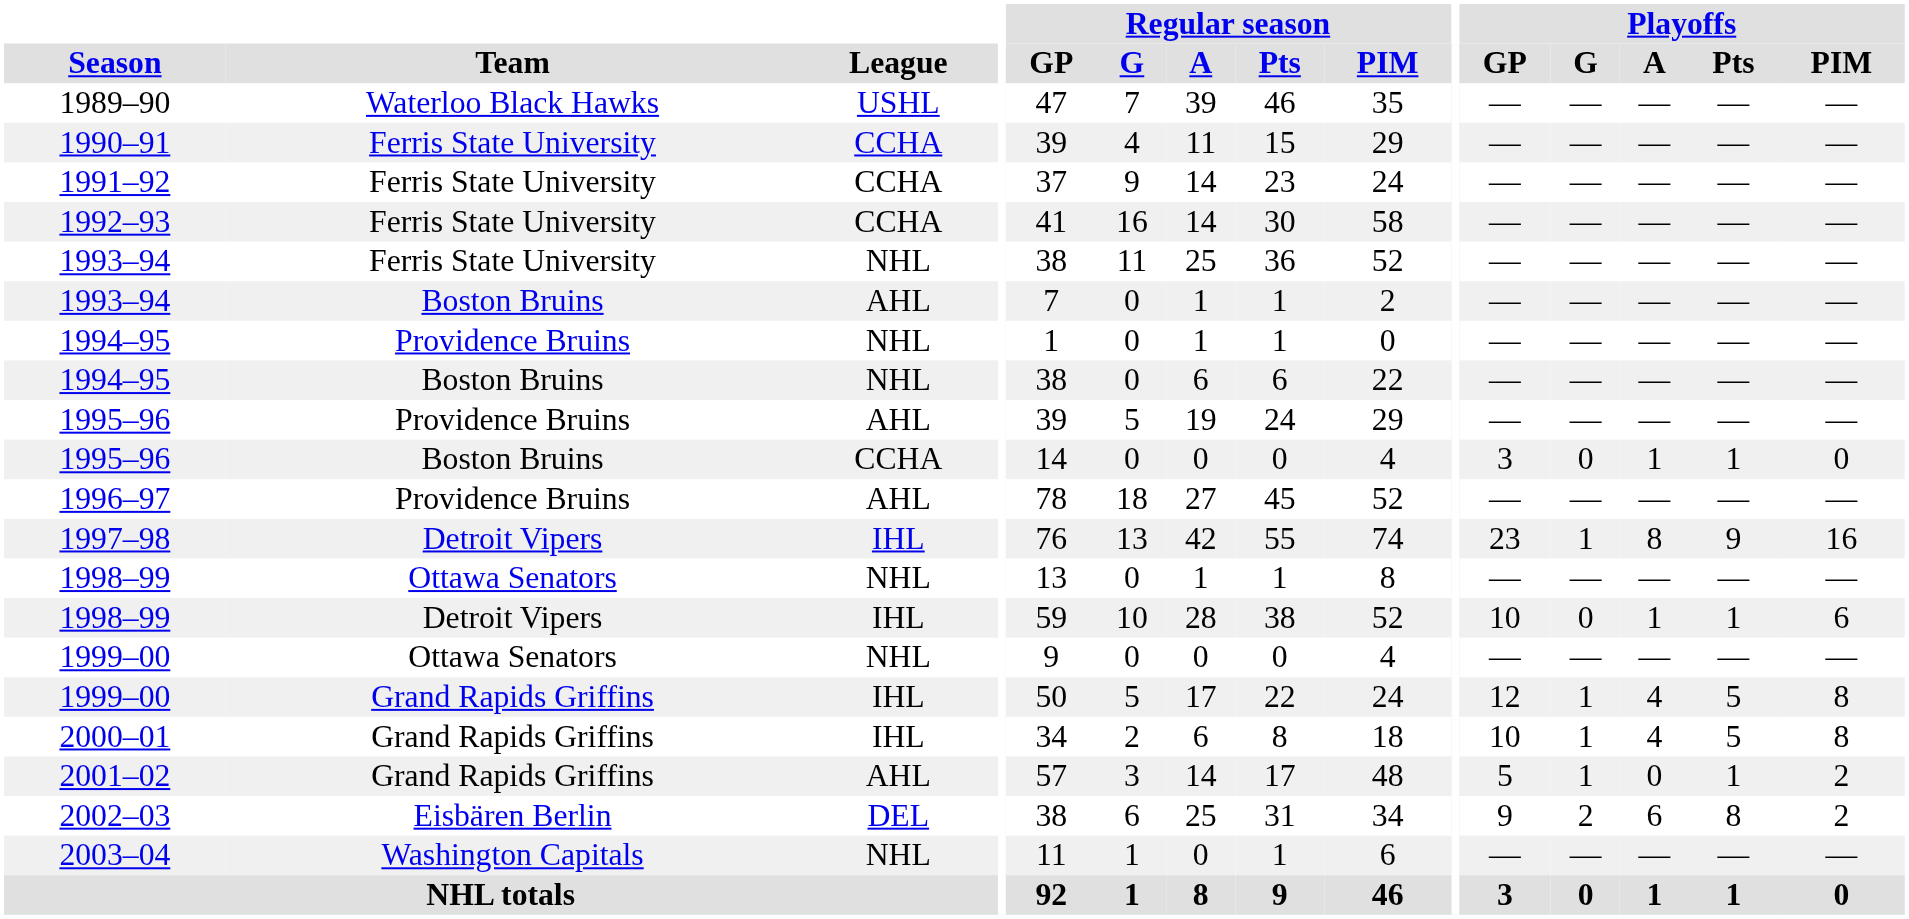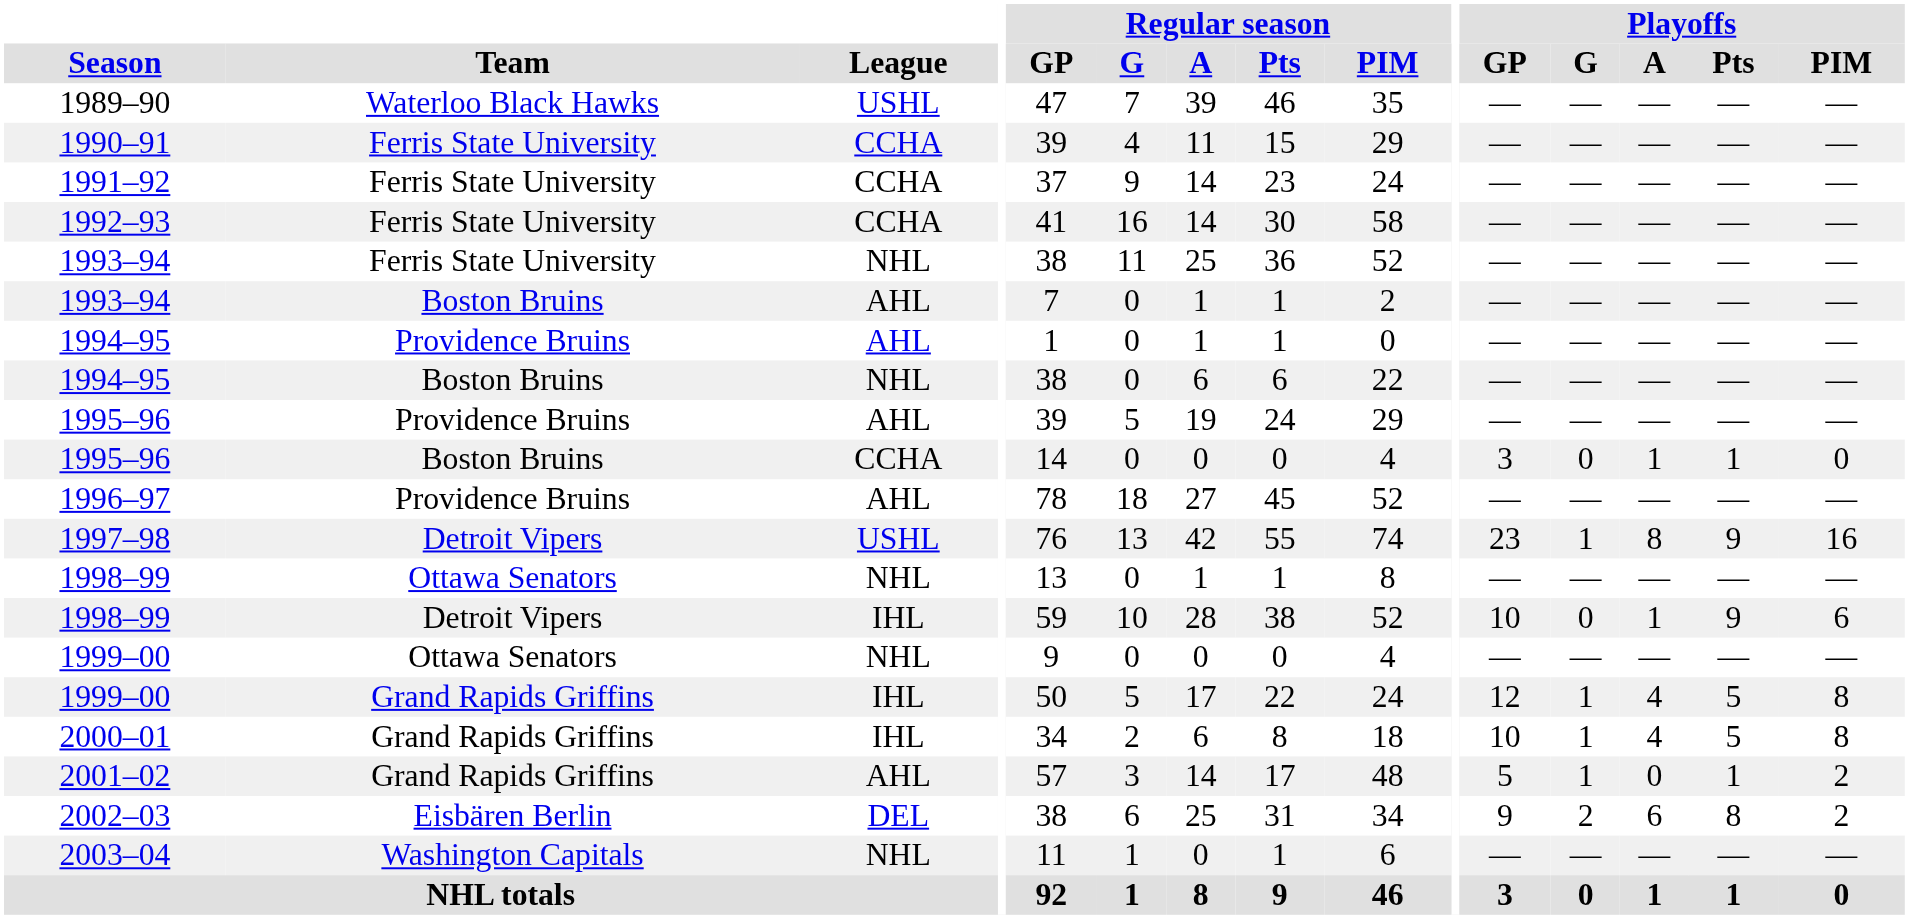(898, 340) NHL -> (898, 340) AHL
(898, 538) IHL -> (898, 538) USHL
(1733, 617) 1 -> (1733, 617) 9
